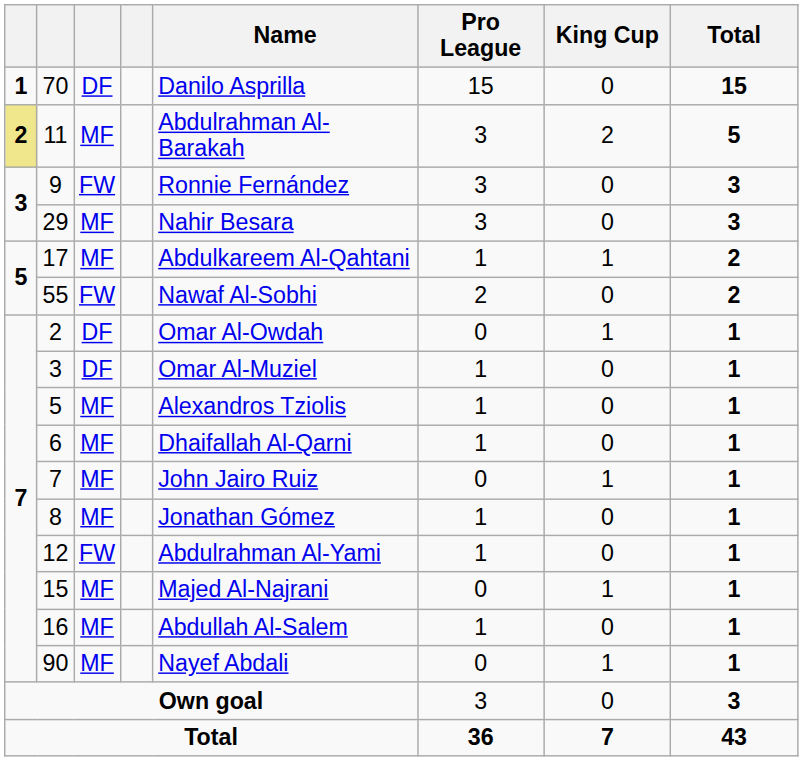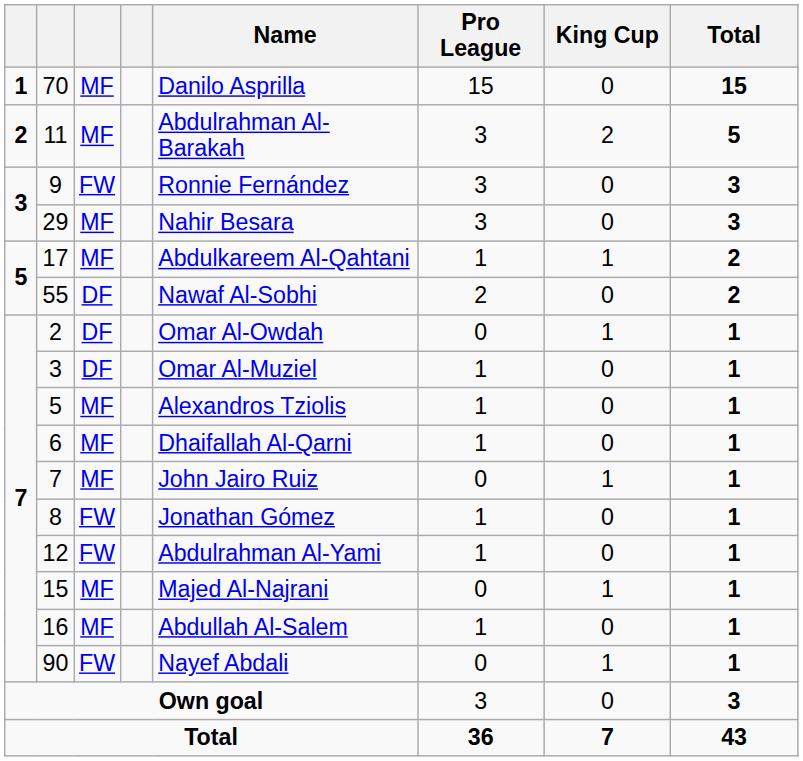(97, 85) DF -> (97, 85) MF
(21, 135) khaki background -> (21, 135) no background
(97, 295) FW -> (97, 295) DF
(97, 516) MF -> (97, 516) FW
(97, 663) MF -> (97, 663) FW
